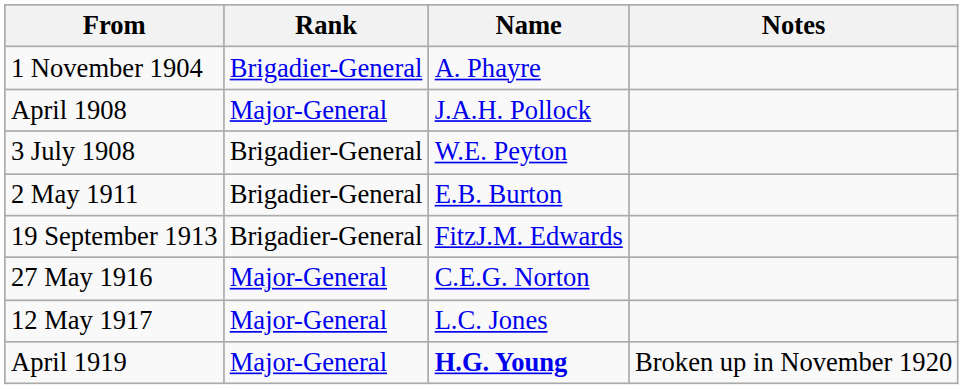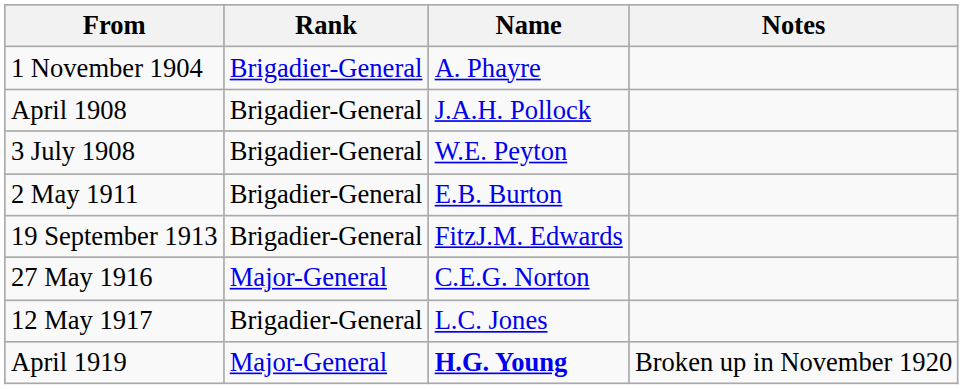(308, 109) Major-General -> (326, 109) Brigadier-General
(308, 320) Major-General -> (326, 320) Brigadier-General
